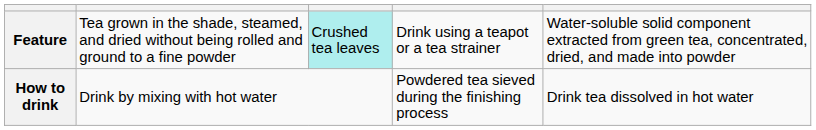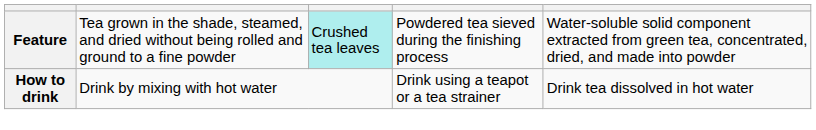(462, 39) Drink using a teapot or a tea strainer -> (466, 39) Powdered tea sieved during the finishing process
(466, 96) Powdered tea sieved during the finishing process -> (462, 88) Drink using a teapot or a tea strainer
